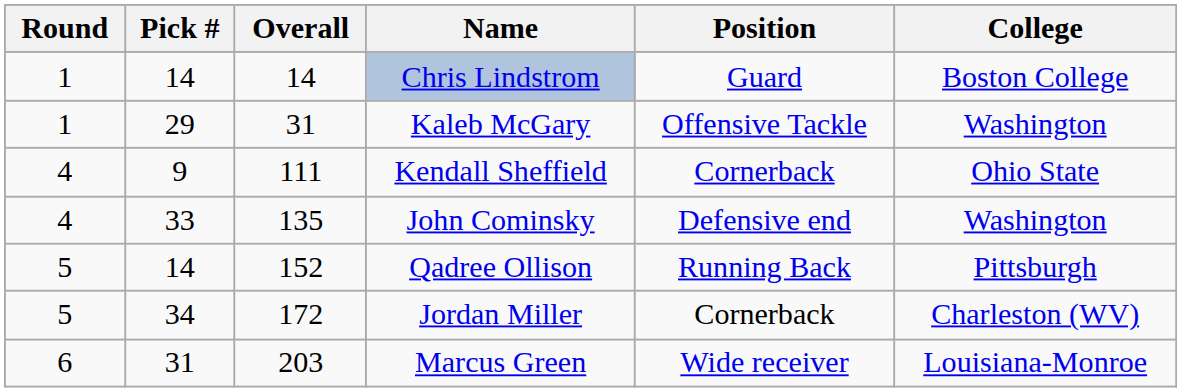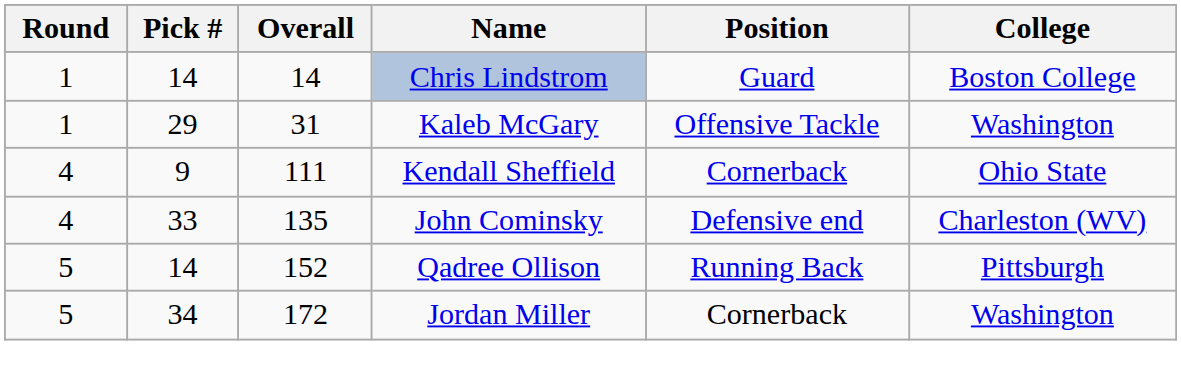(1035, 219) Washington -> (1042, 219) Charleston (WV)
(1035, 314) Charleston (WV) -> (1042, 314) Washington
- row: (501, 362)
